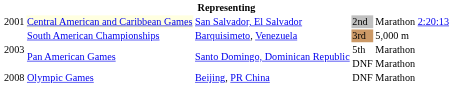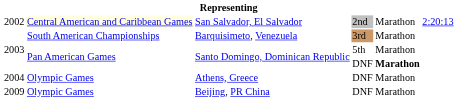(14, 21) 2001 -> (14, 21) 2002
(392, 36) 5,000 m -> (395, 36) Marathon
(395, 64) normal -> (398, 64) bold
+ row: (227, 78)
(14, 78) 2008 -> (14, 92) 2009
